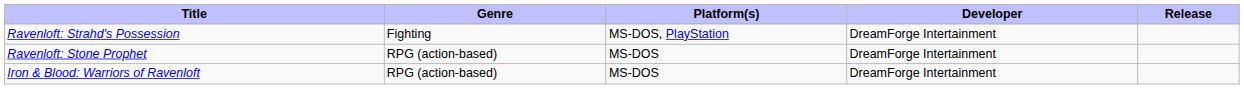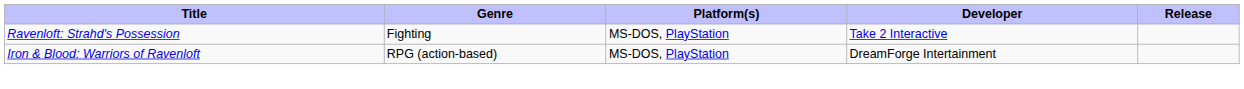(923, 34) DreamForge Intertainment -> (898, 34) Take 2 Interactive
- row: (77, 53)
(634, 73) MS-DOS -> (669, 53) MS-DOS, PlayStation
